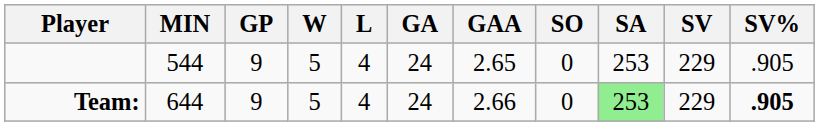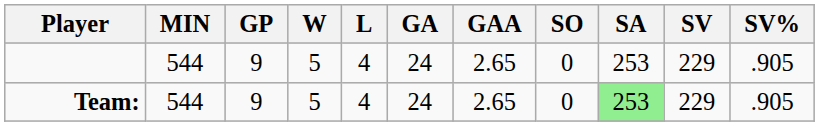(185, 101) 644 -> (185, 101) 544
(494, 101) 2.66 -> (494, 101) 2.65
(772, 101) bold -> (772, 101) normal
